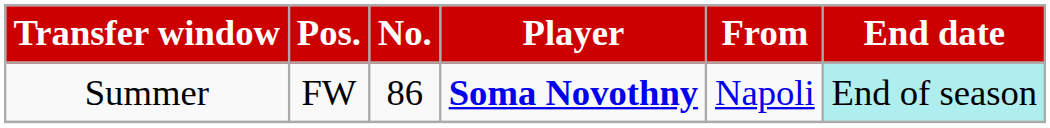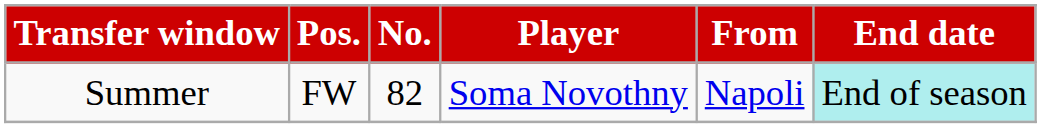(405, 91) 86 -> (405, 91) 82
(573, 91) bold -> (568, 91) normal
